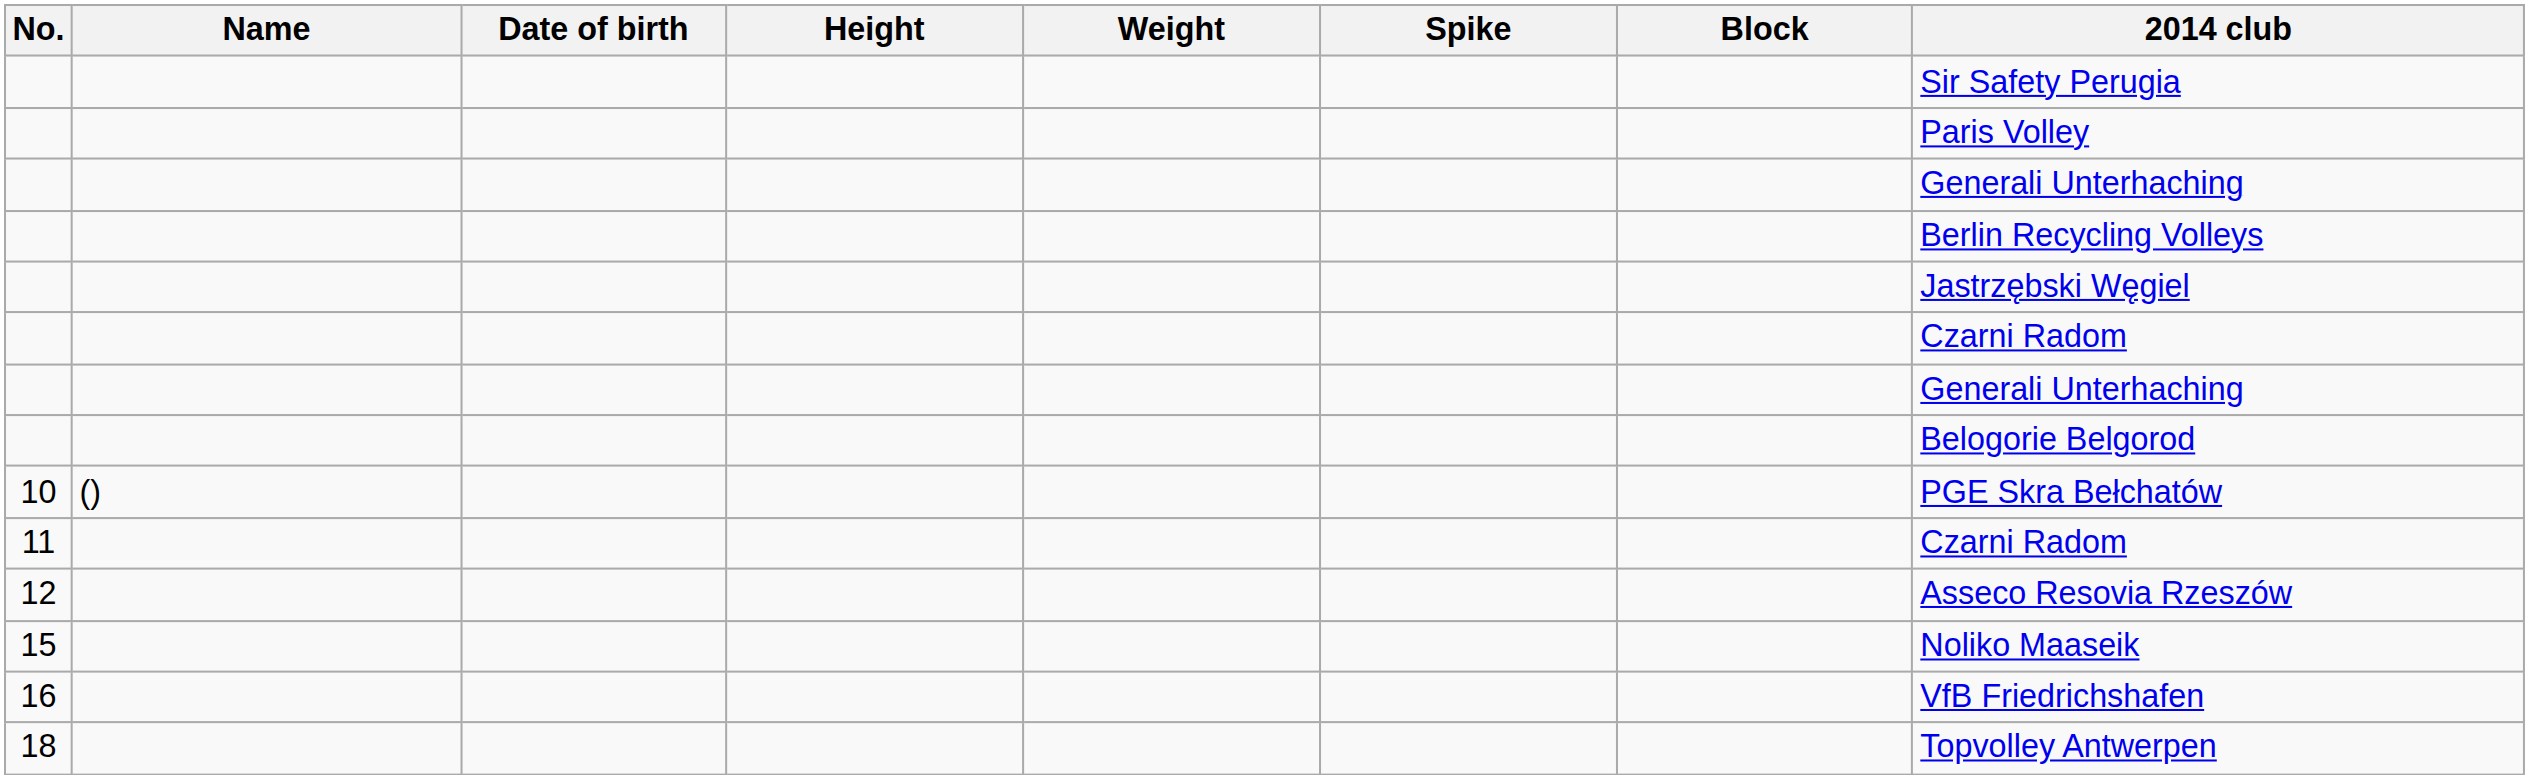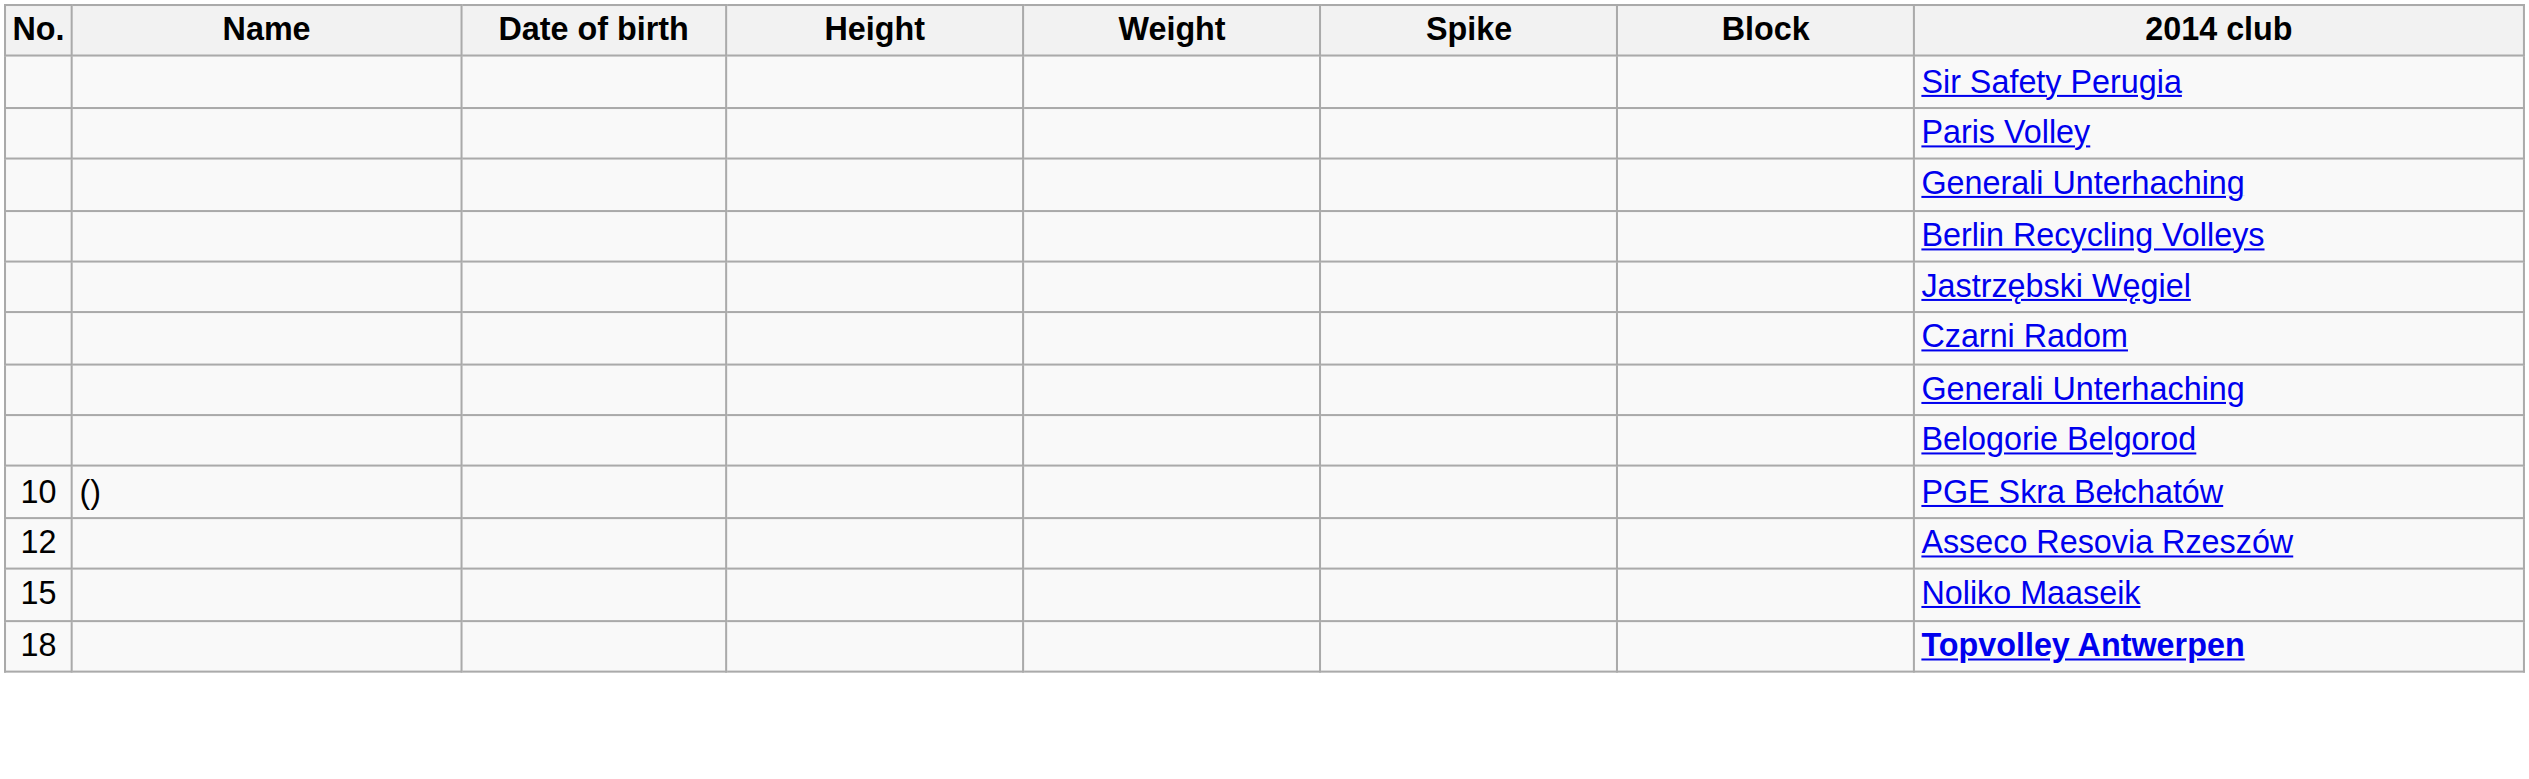- row: (38, 542)
- row: (38, 696)
(2069, 747) normal -> (2083, 645) bold
